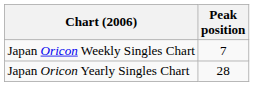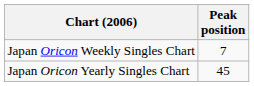(223, 71) 28 -> (223, 71) 45
